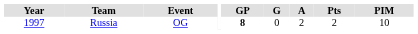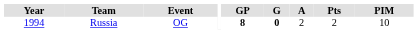(34, 23) 1997 -> (34, 23) 1994
(277, 23) normal -> (277, 23) bold
